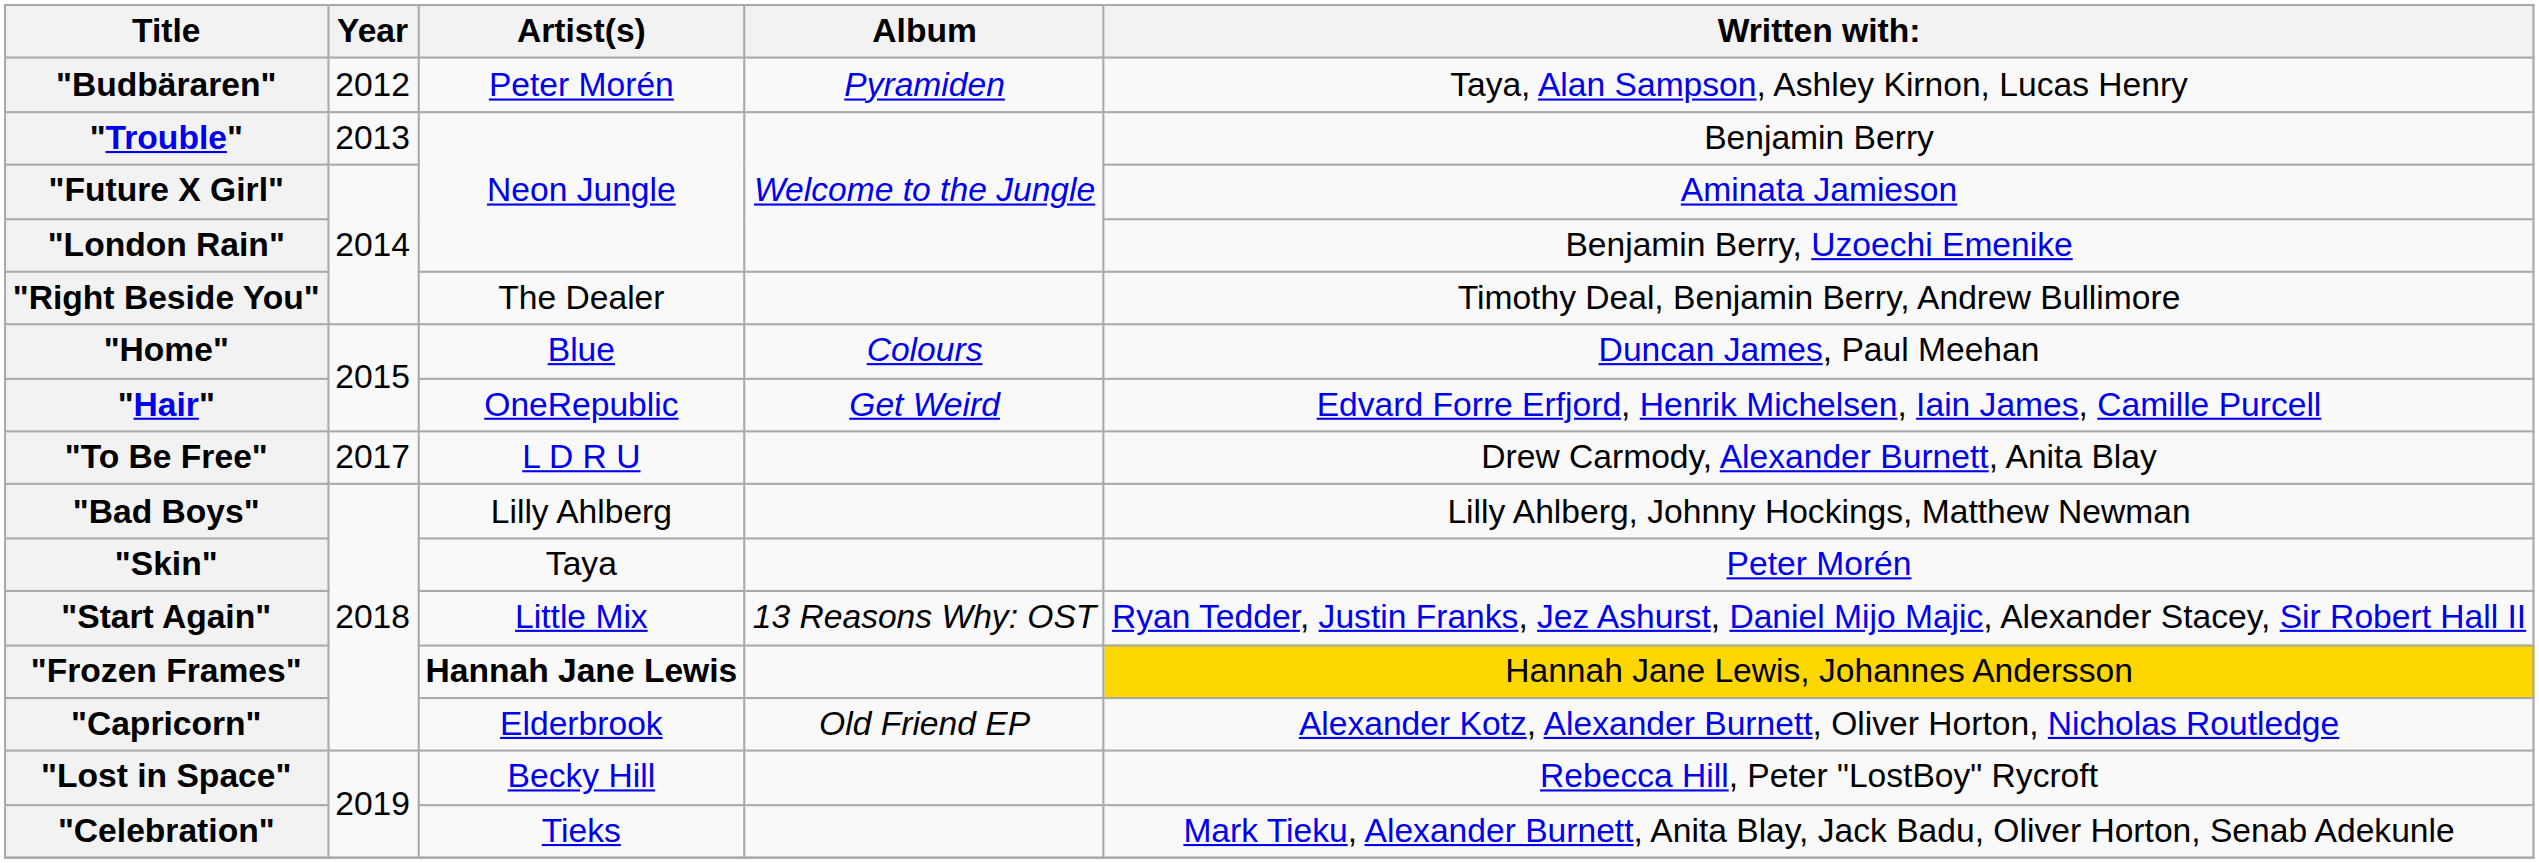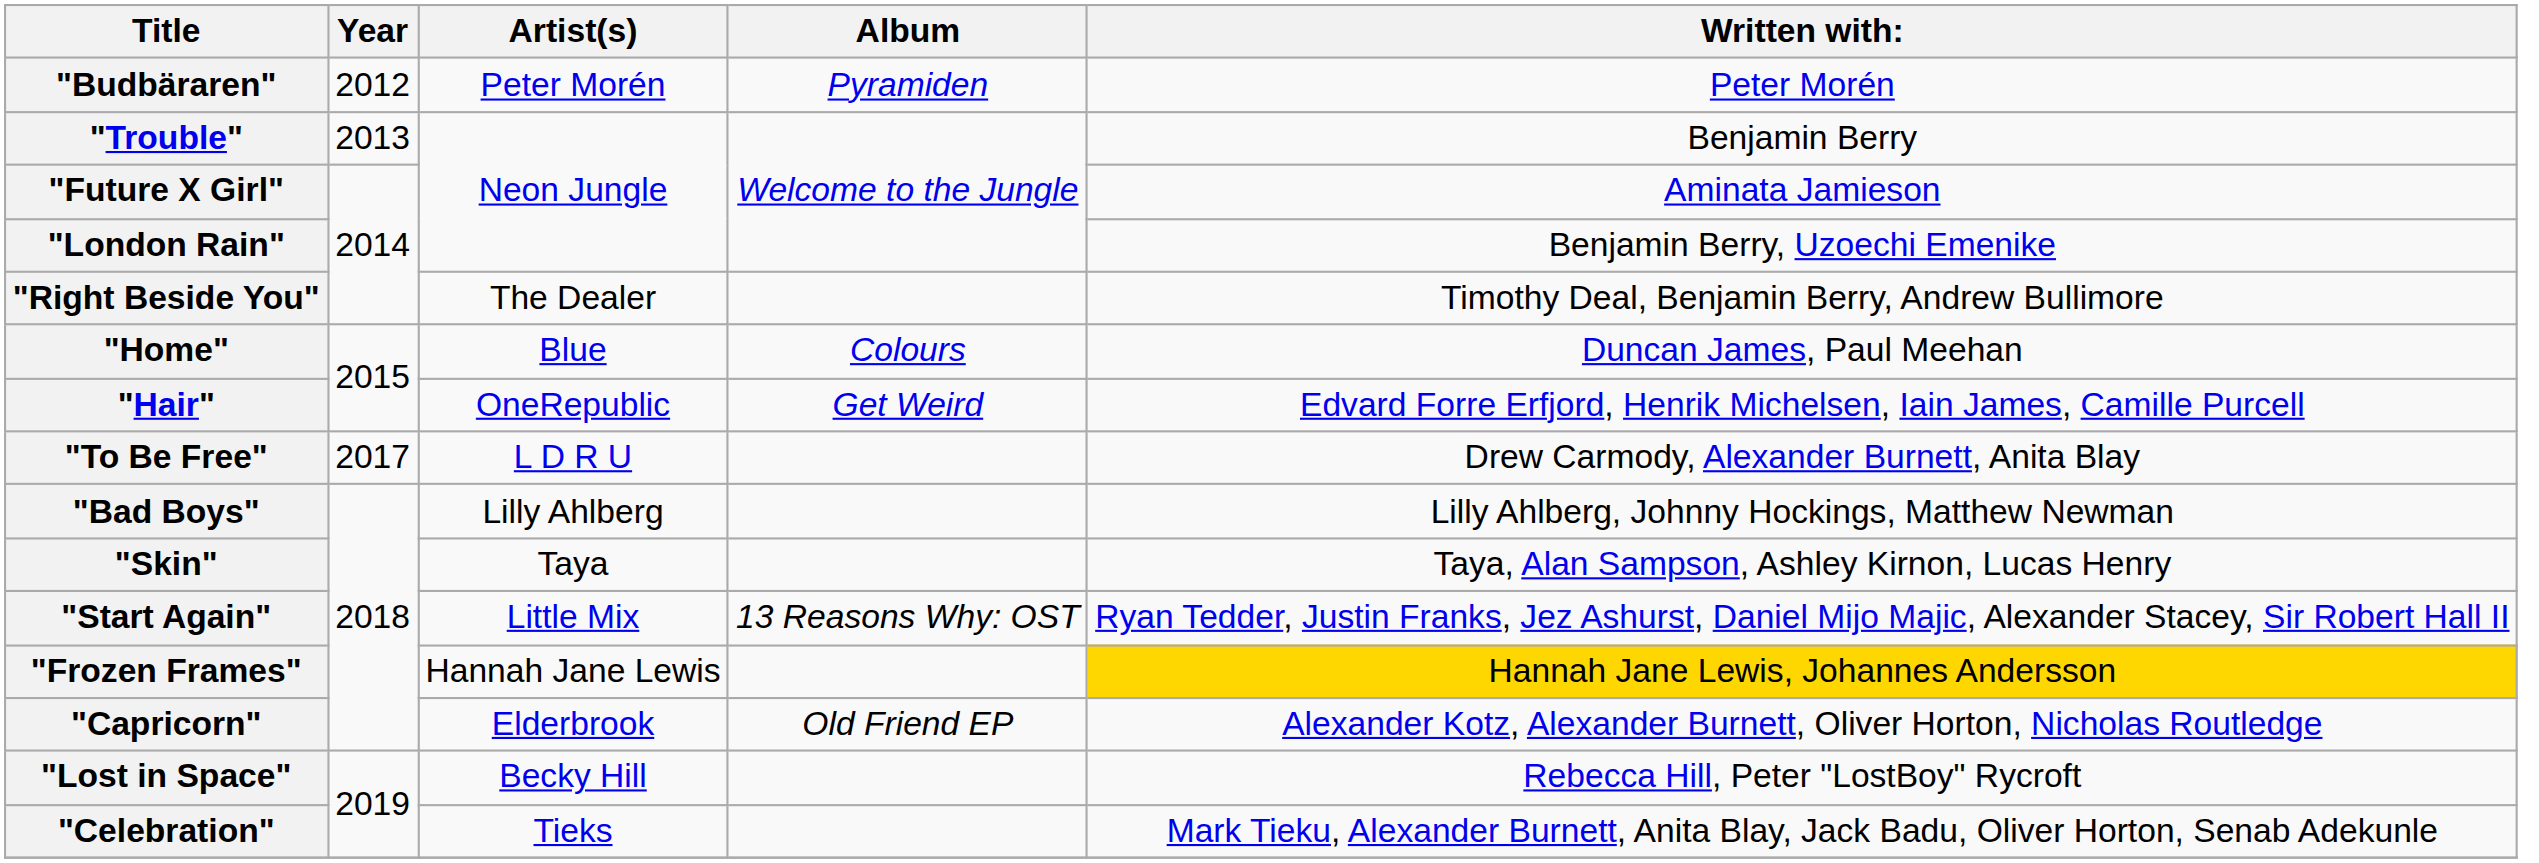(1819, 84) Taya, Alan Sampson, Ashley Kirnon, Lucas Henry -> (1802, 84) Peter Morén
(1819, 564) Peter Morén -> (1802, 564) Taya, Alan Sampson, Ashley Kirnon, Lucas Henry
(581, 670) bold -> (573, 670) normal
